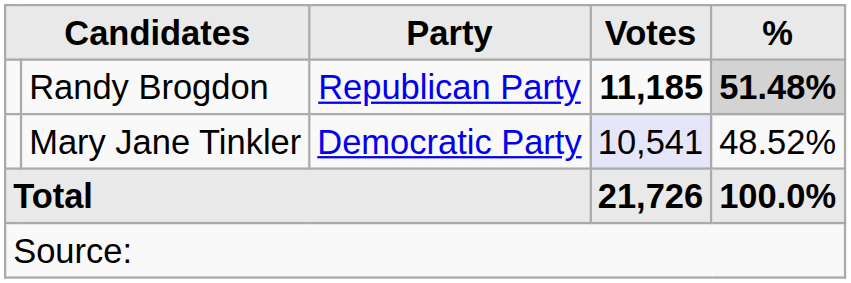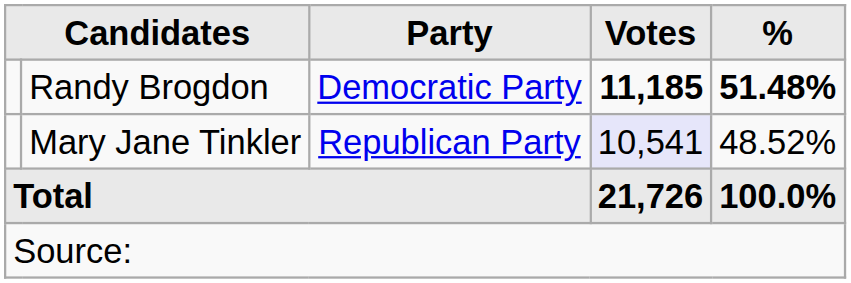(449, 87) Republican Party -> (449, 87) Democratic Party
(778, 87) lightgrey background -> (778, 87) no background
(449, 142) Democratic Party -> (449, 142) Republican Party
